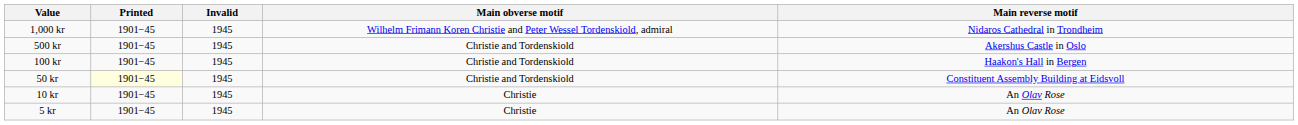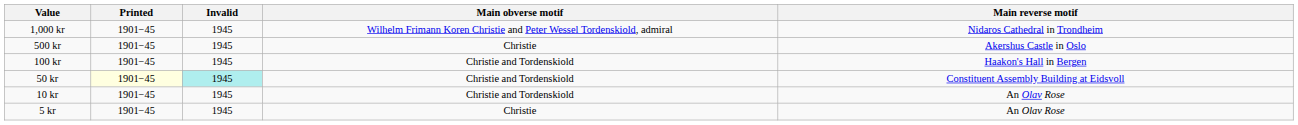(520, 45) Christie and Tordenskiold -> (520, 45) Christie
(222, 78) no background -> (222, 78) paleturquoise background
(520, 95) Christie -> (520, 95) Christie and Tordenskiold
